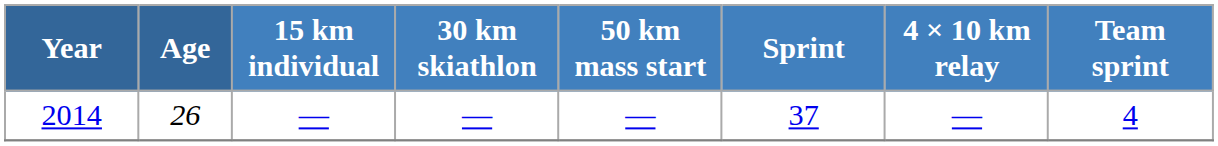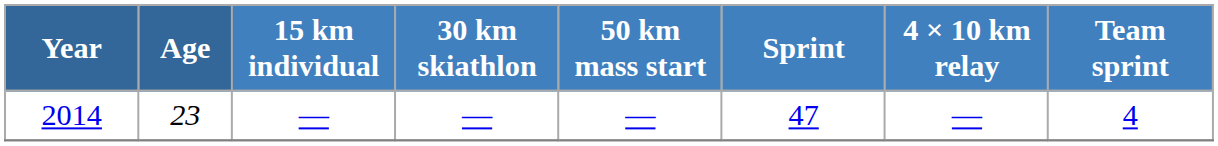(185, 115) 26 -> (185, 115) 23
(804, 115) 37 -> (804, 115) 47
